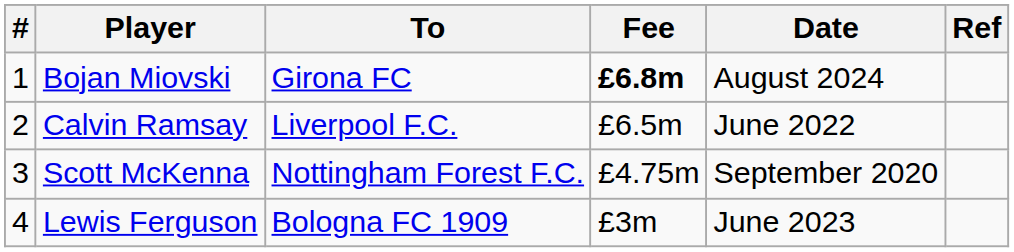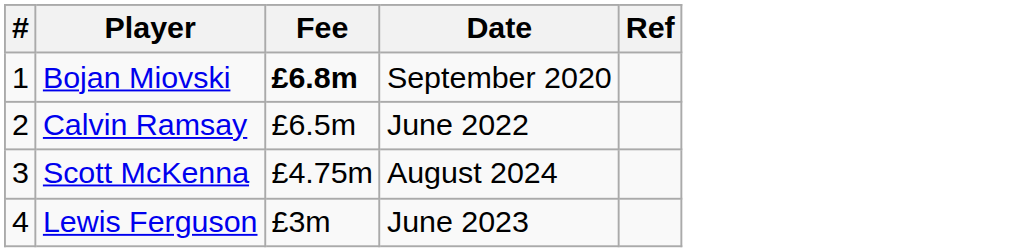- column: (428, 28)
(799, 76) August 2024 -> (499, 76) September 2020
(826, 173) September 2020 -> (472, 173) August 2024
